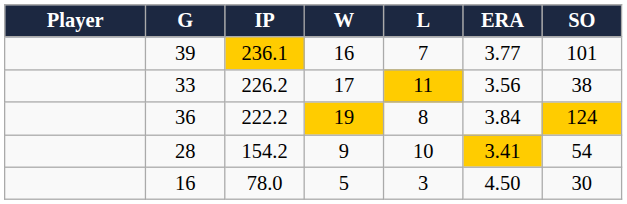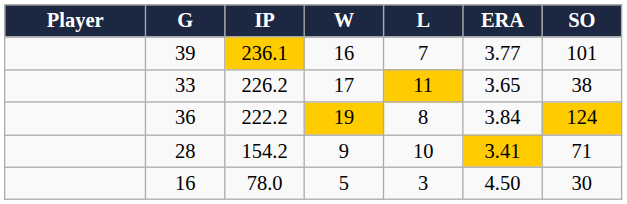(503, 85) 3.56 -> (503, 85) 3.65
(582, 150) 54 -> (582, 150) 71
